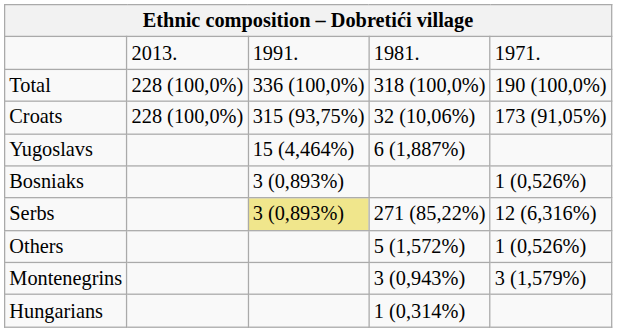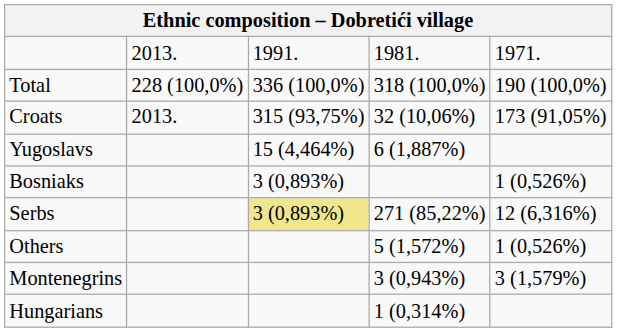(187, 117) 228 (100,0%) -> (154, 117) 2013.
